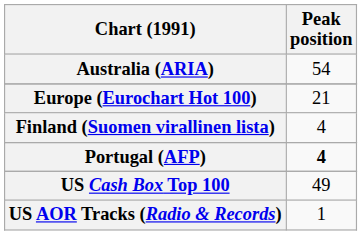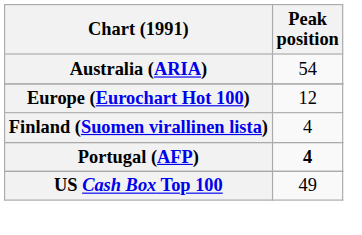(321, 98) 21 -> (308, 98) 12
- row: (145, 214)
